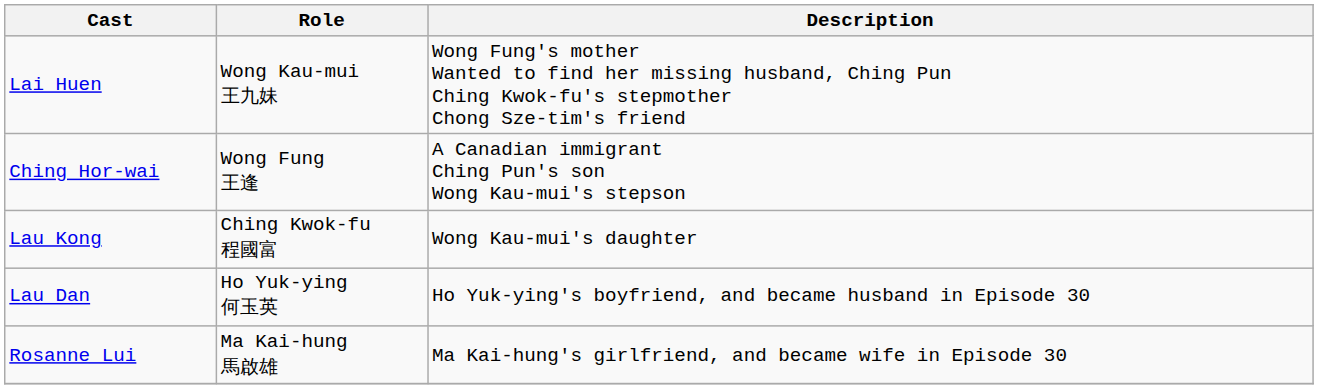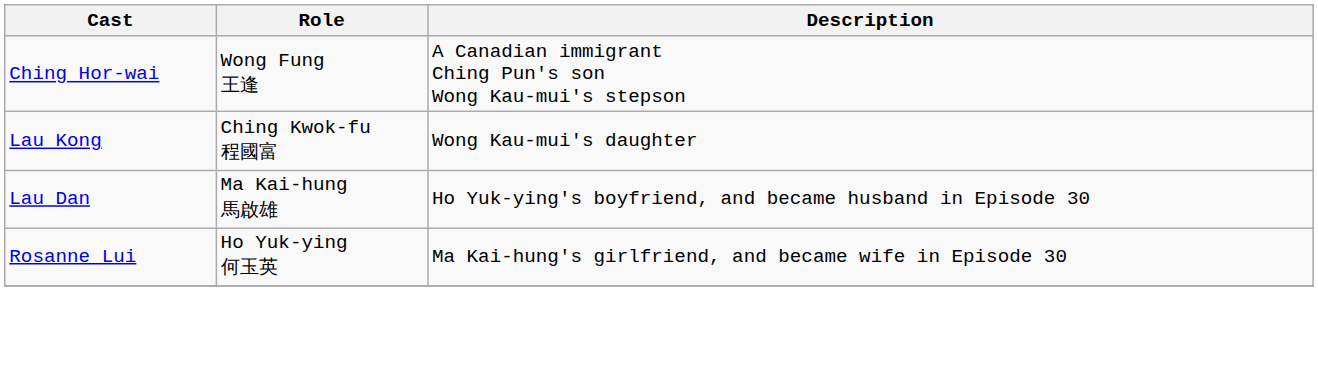- row: (56, 85)
(284, 296) Ho Yuk-ying 何玉英 -> (284, 198) Ma Kai-hung 馬啟雄
(284, 354) Ma Kai-hung 馬啟雄 -> (284, 256) Ho Yuk-ying 何玉英
